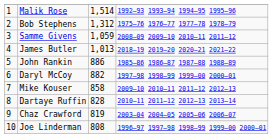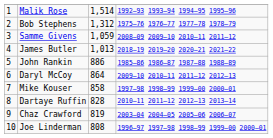(97, 75) 882 -> (97, 75) 864
(177, 75) 1997–98 1998–99 1999–00 2000–01 -> (177, 75) 2009–10 2010–11 2011–12 2012–13
(177, 88) 2009–10 2010–11 2011–12 2012–13 -> (177, 88) 1997–98 1998–99 1999–00 2000–01
